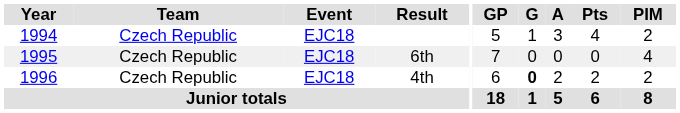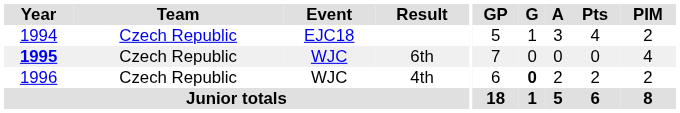(39, 56) normal -> (39, 56) bold
(329, 56) EJC18 -> (329, 56) WJC
(329, 77) EJC18 -> (329, 77) WJC
